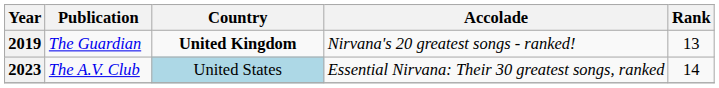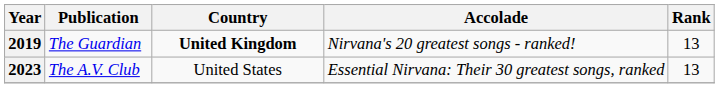(238, 69) lightblue background -> (238, 69) no background
(691, 69) 14 -> (691, 69) 13
